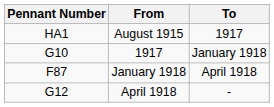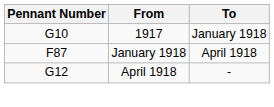- row: (149, 33)
